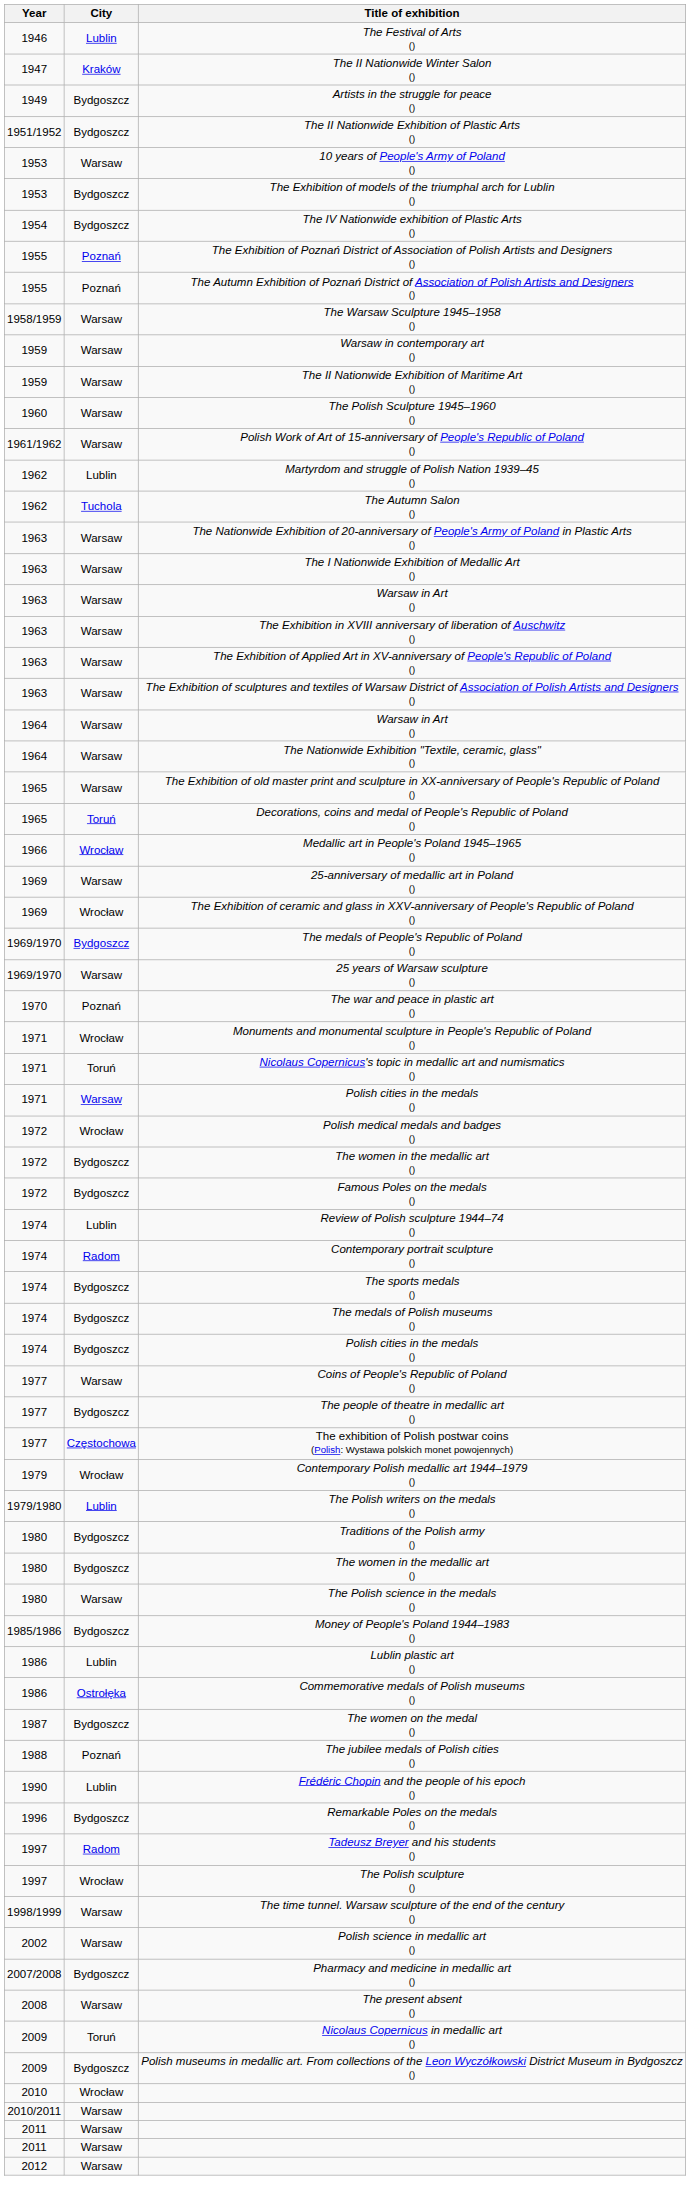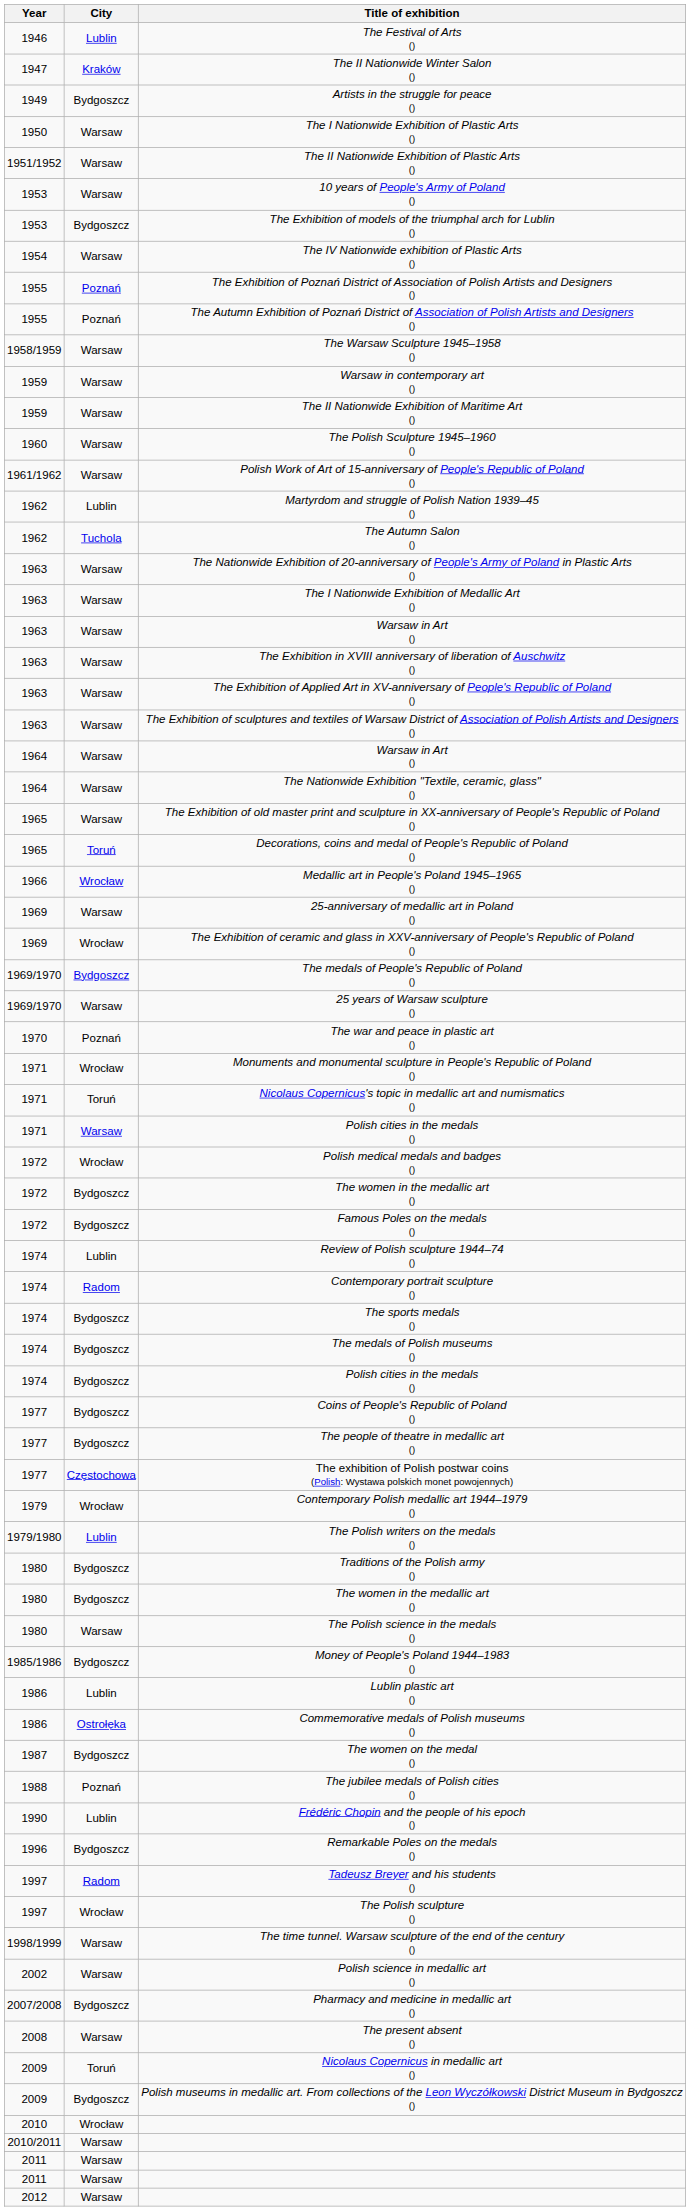+ row: (34, 132)
(101, 132) Bydgoszcz -> (101, 163) Warsaw
(101, 225) Bydgoszcz -> (101, 256) Warsaw
(101, 1381) Warsaw -> (101, 1412) Bydgoszcz
